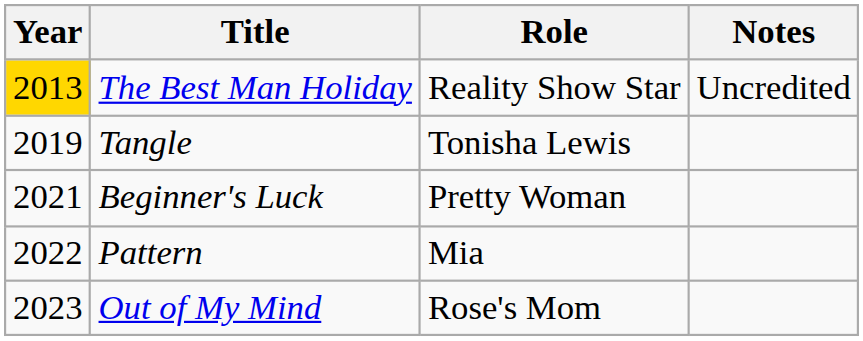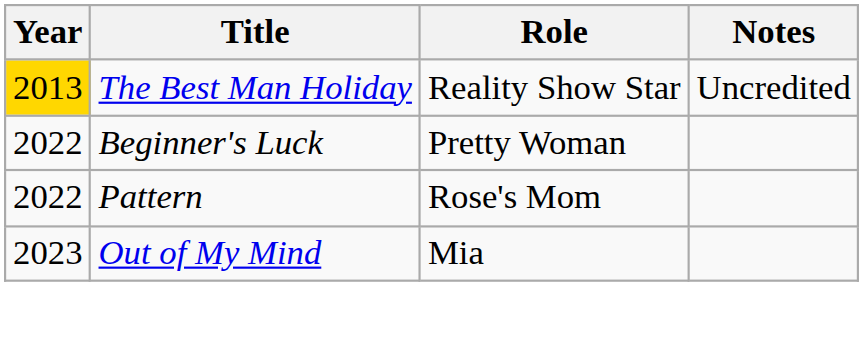- row: (145, 142)
(48, 197) 2021 -> (48, 142) 2022
(456, 252) Mia -> (514, 197) Rose's Mom
(514, 307) Rose's Mom -> (456, 252) Mia
